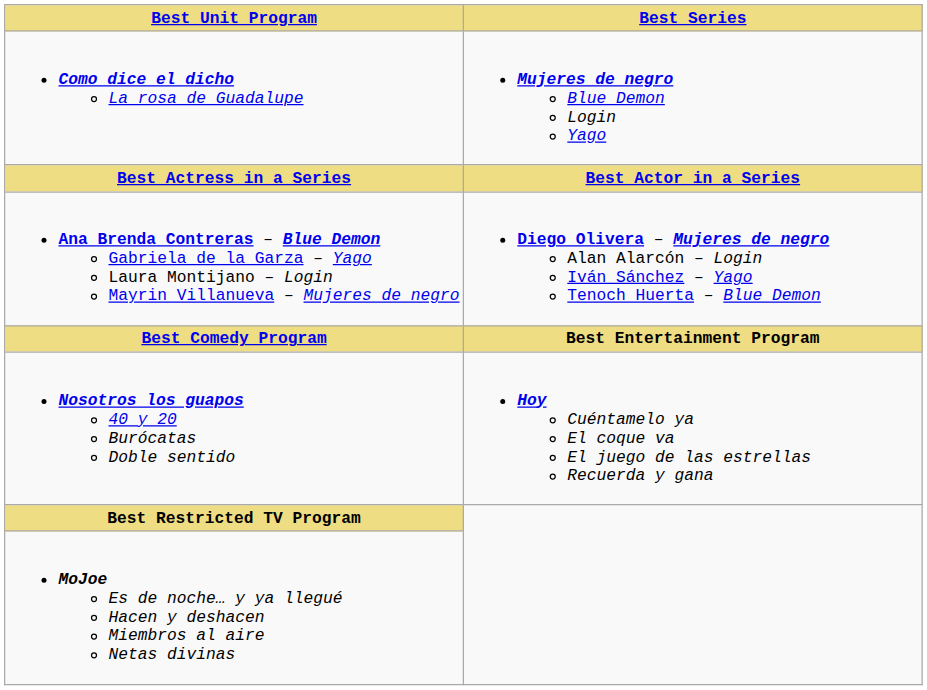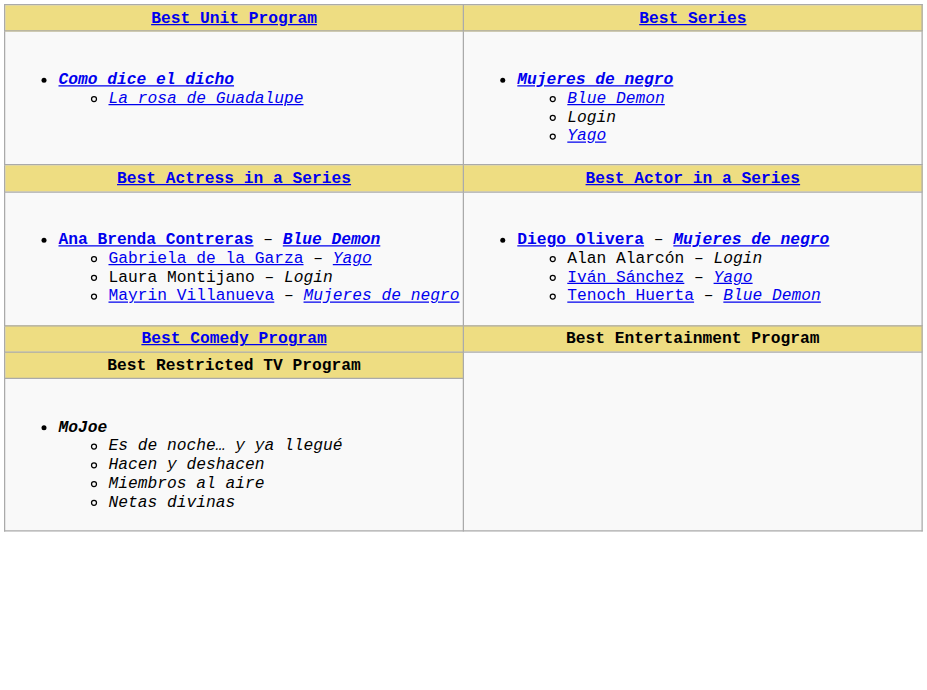- row: (234, 428)
